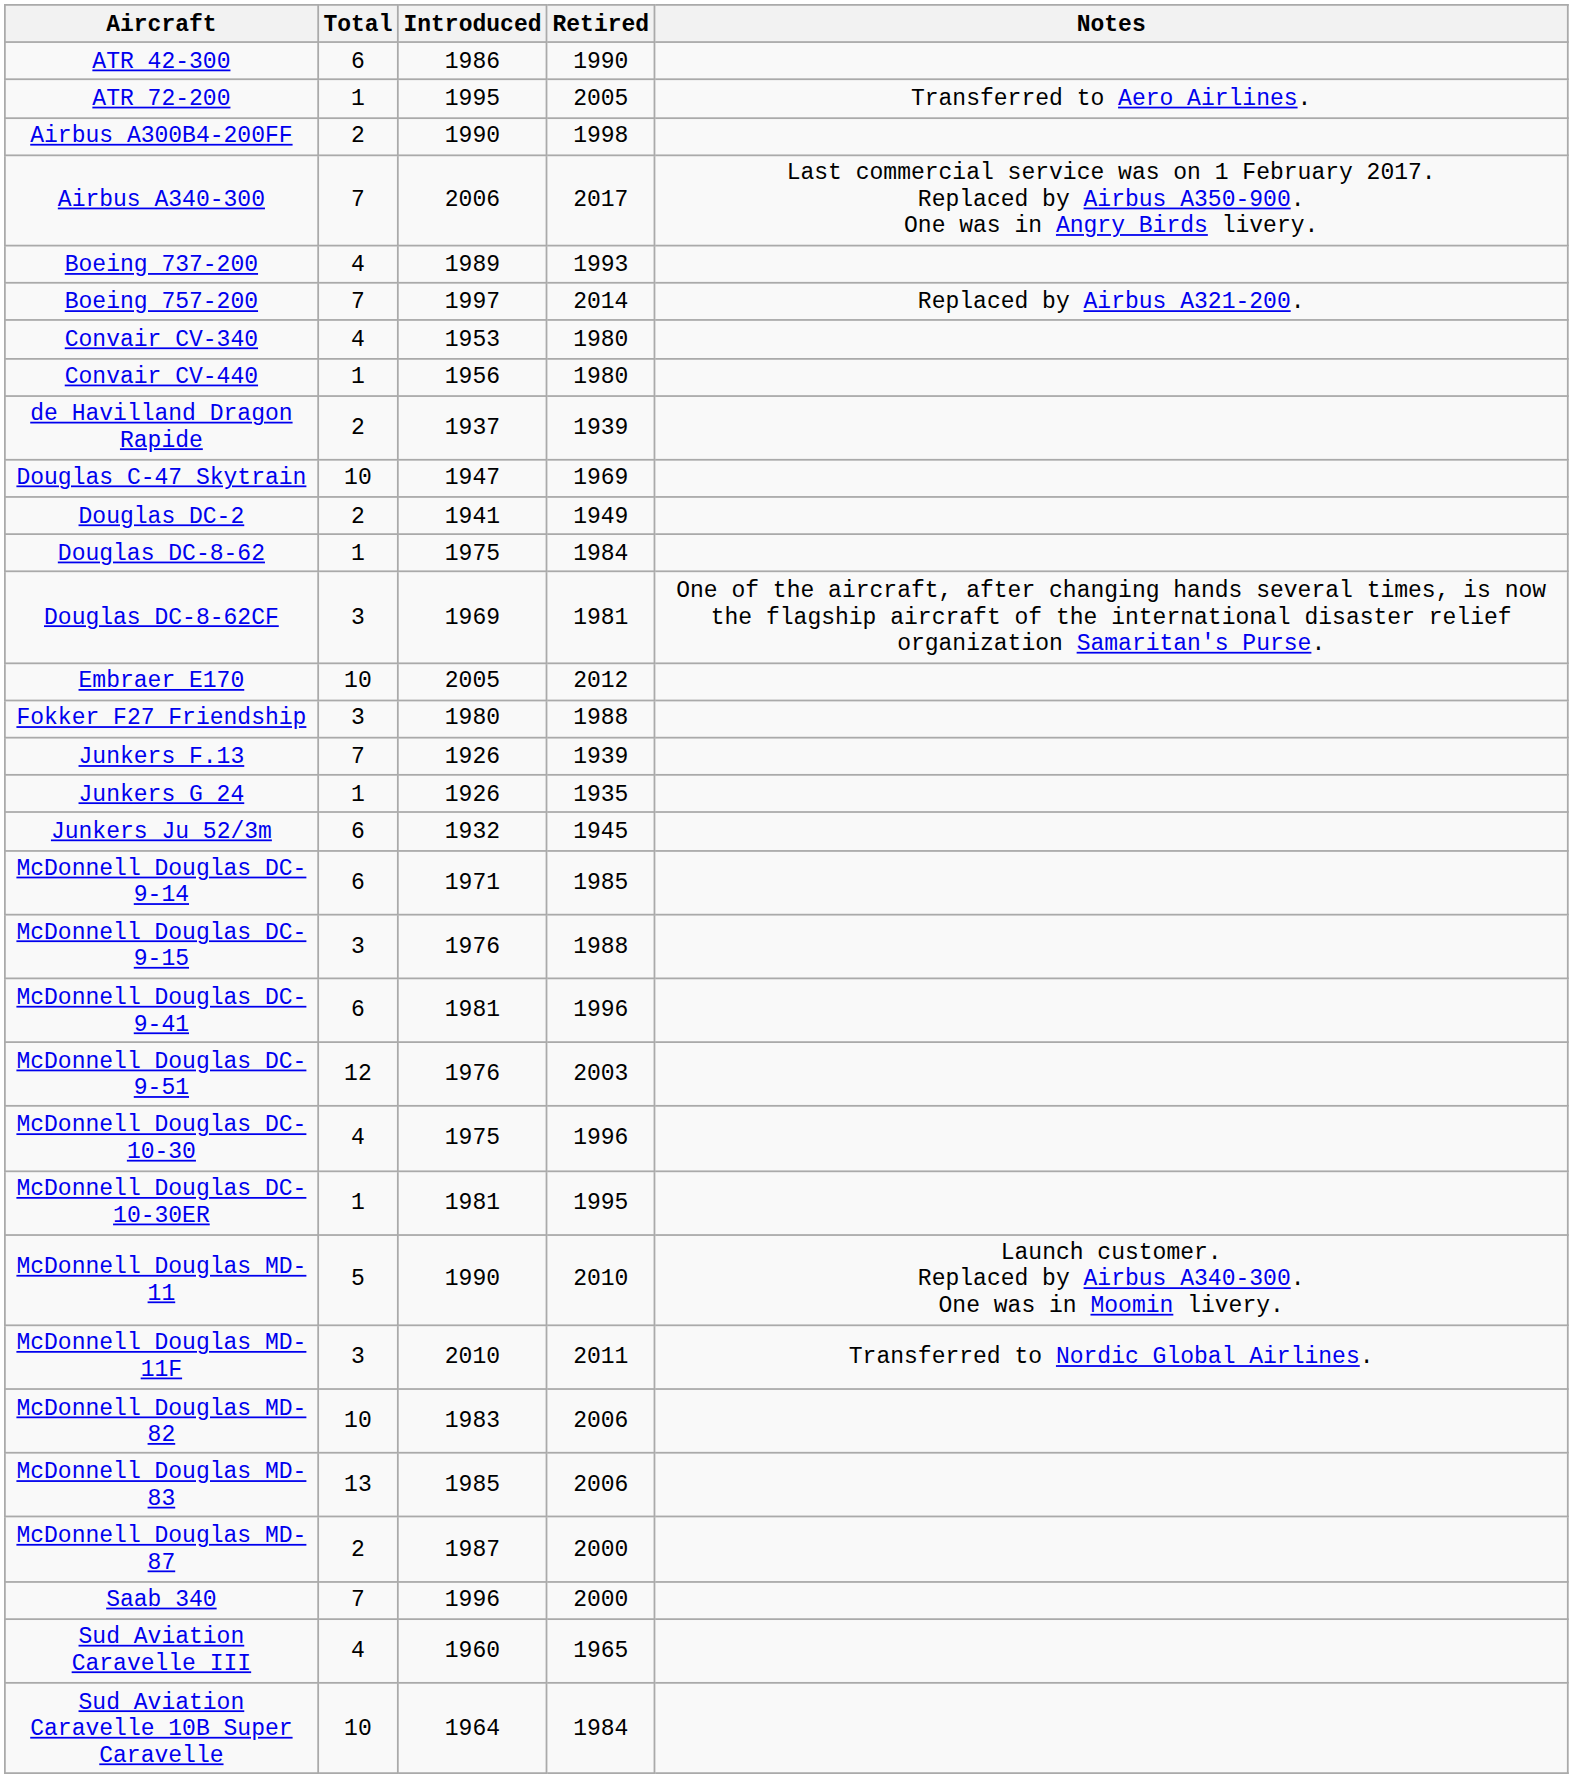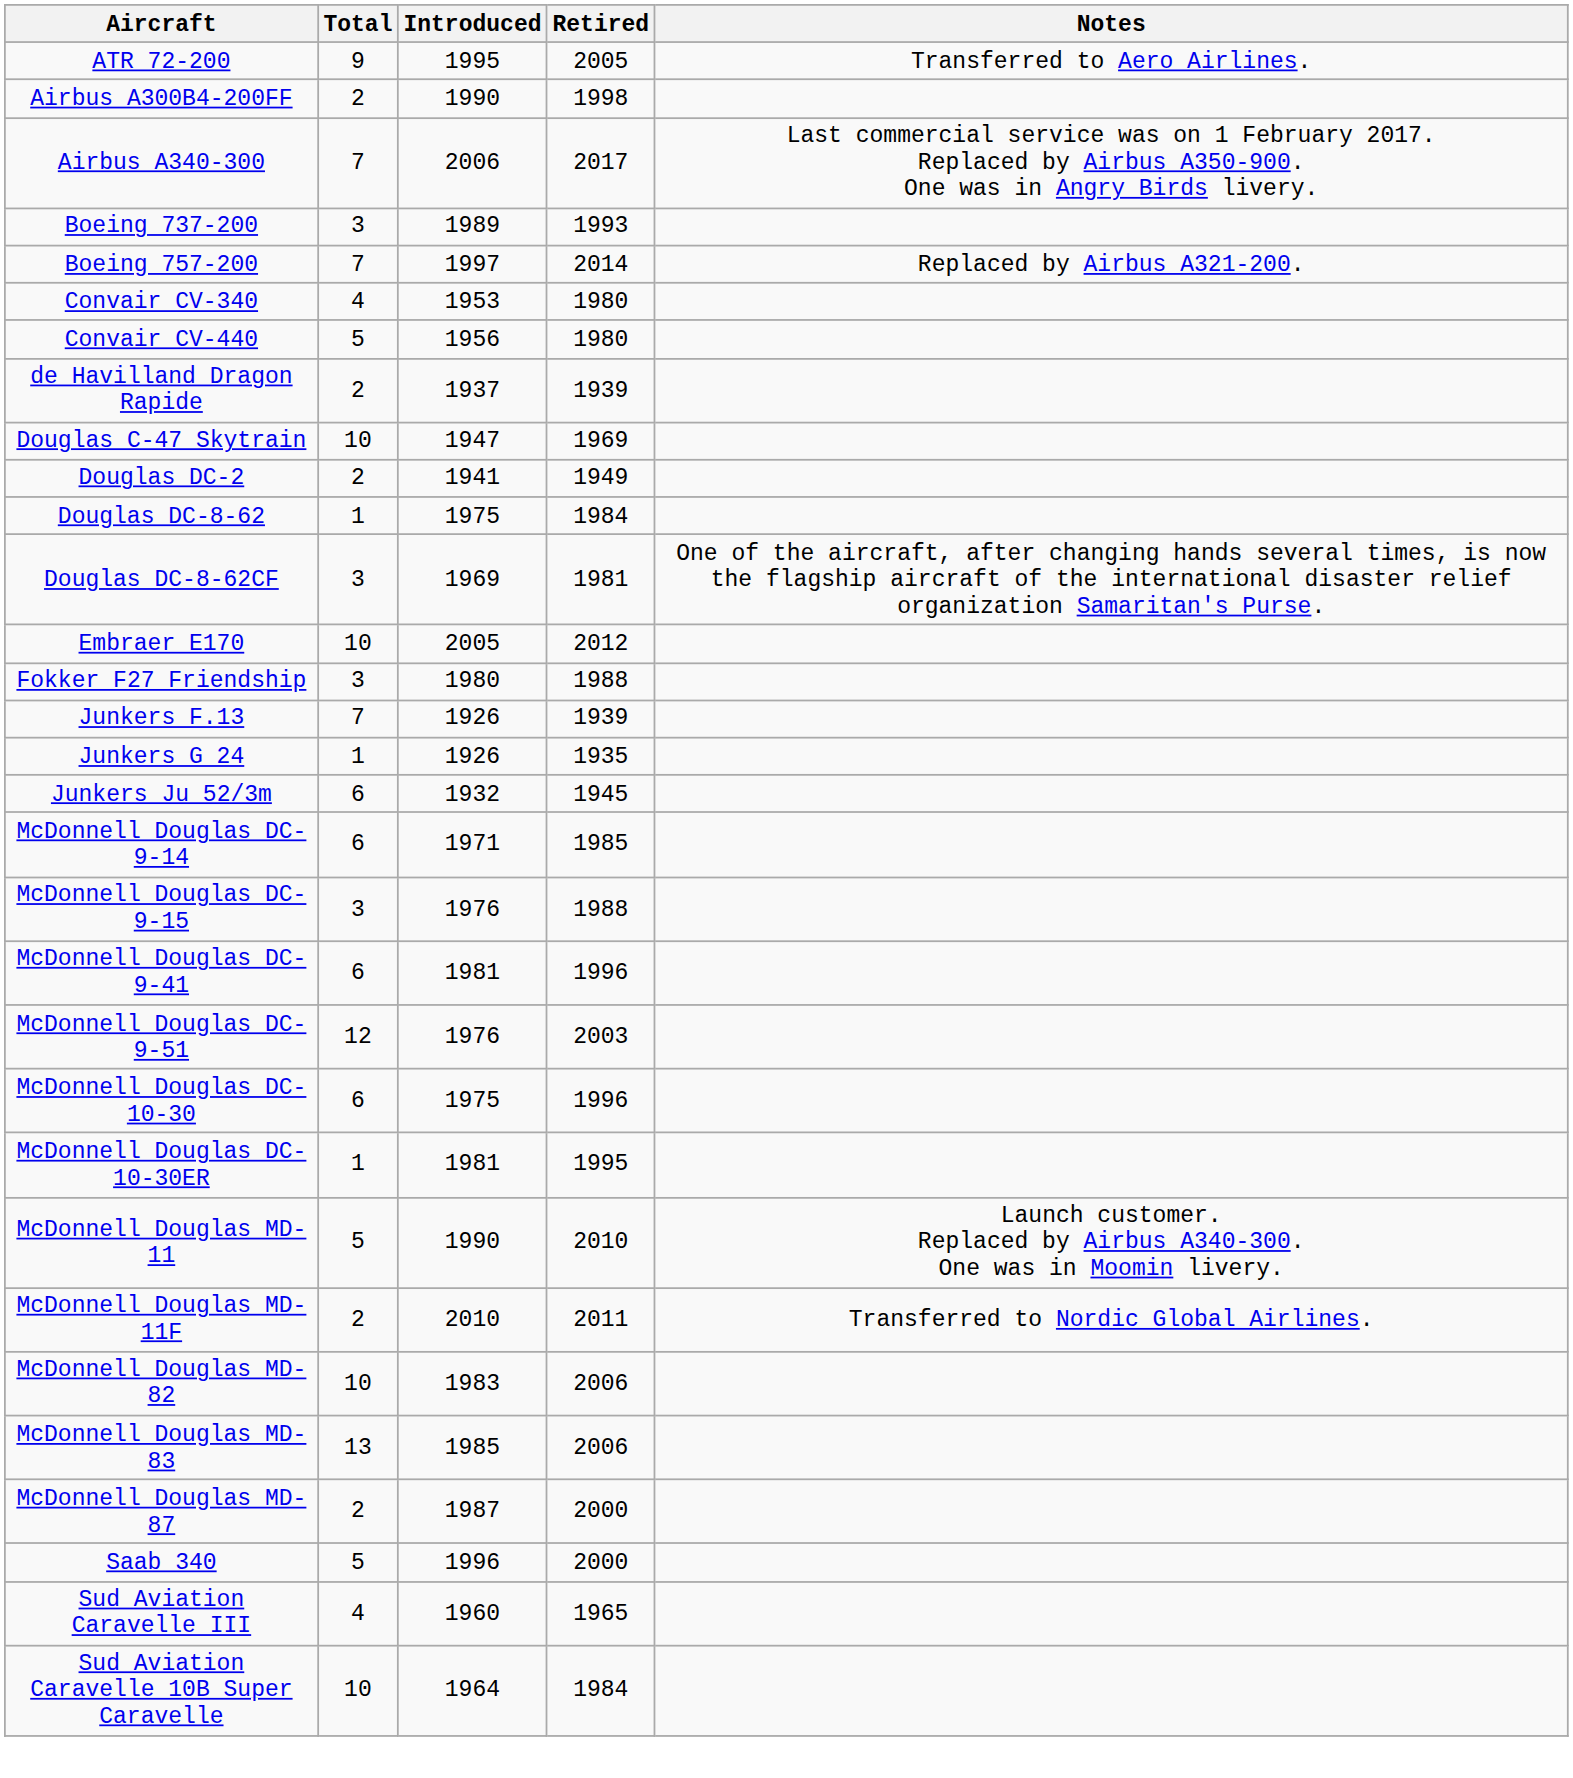- row: (161, 61)
(358, 99) 1 -> (358, 61) 9
(358, 264) 4 -> (358, 227) 3
(358, 377) 1 -> (358, 339) 5
(358, 1138) 4 -> (358, 1101) 6
(358, 1357) 3 -> (358, 1320) 2
(358, 1600) 7 -> (358, 1563) 5
